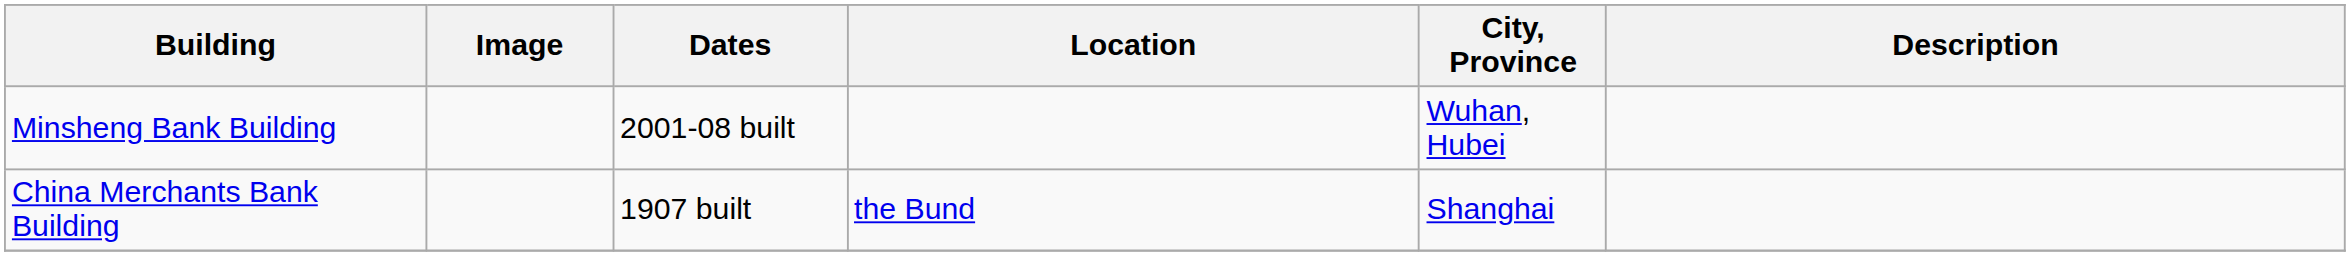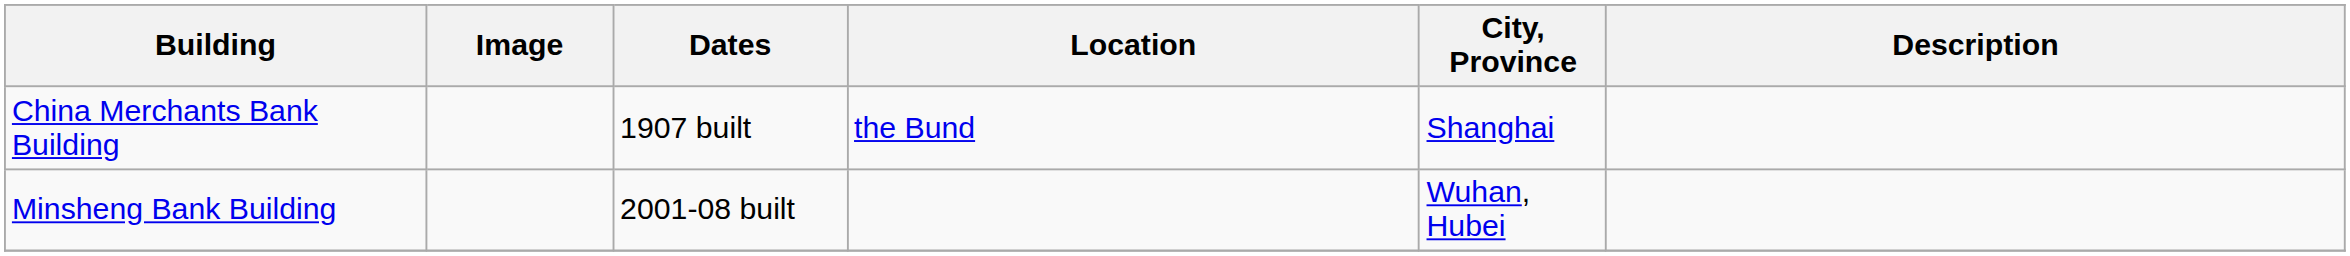rows swapped: (174, 127) <-> (165, 209)
